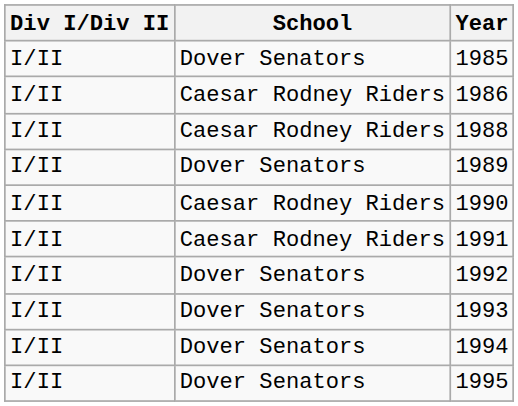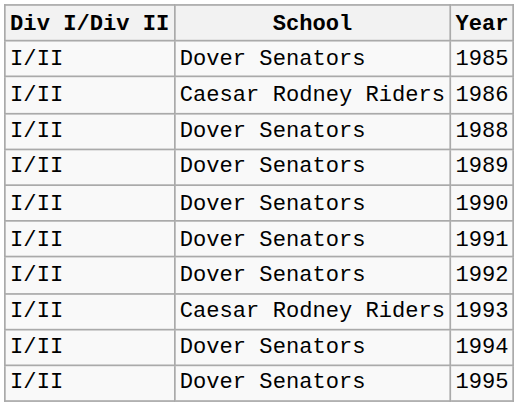(312, 131) Caesar Rodney Riders -> (273, 131) Dover Senators
(312, 203) Caesar Rodney Riders -> (273, 203) Dover Senators
(312, 239) Caesar Rodney Riders -> (273, 239) Dover Senators
(273, 311) Dover Senators -> (312, 311) Caesar Rodney Riders
